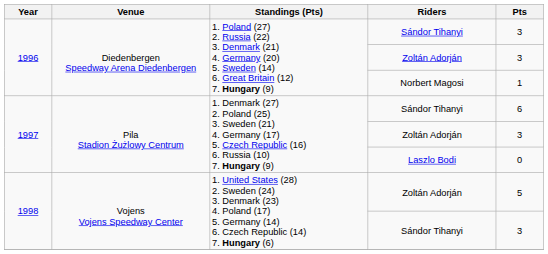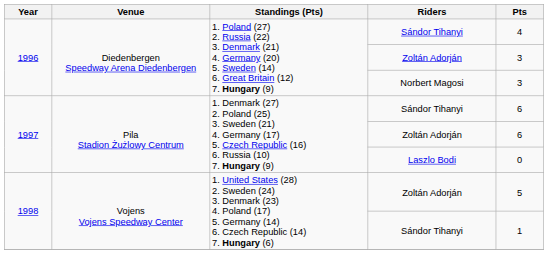(520, 32) 3 -> (520, 32) 4
(520, 83) 1 -> (520, 83) 3
(520, 135) 3 -> (520, 135) 6
(520, 231) 3 -> (520, 231) 1
